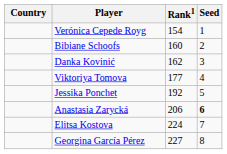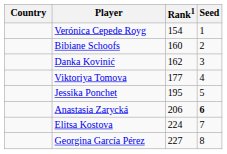(175, 93) 192 -> (175, 93) 195
